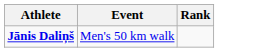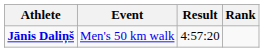+ column: (200, 15)
